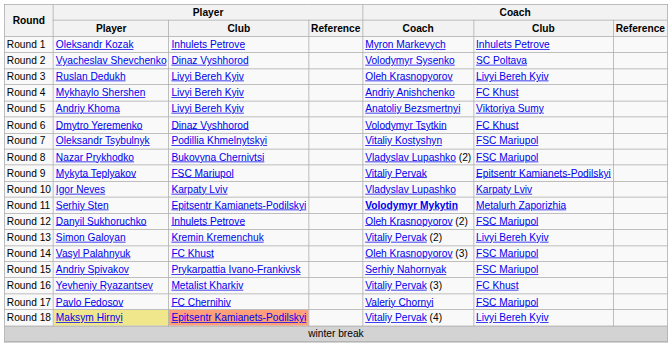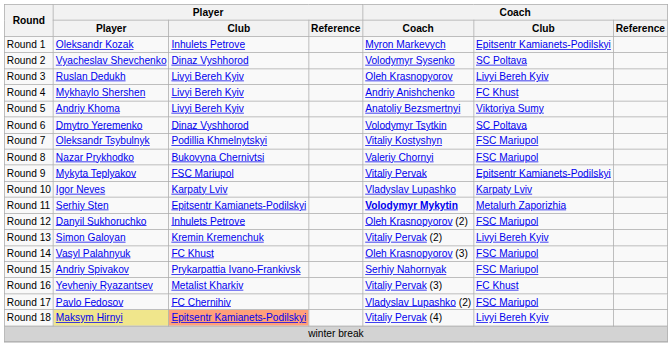(513, 44) Inhulets Petrove -> (543, 44) Epitsentr Kamianets-Podilskyi
(497, 125) FC Khust -> (502, 125) SC Poltava
(418, 157) Vladyslav Lupashko (2) -> (399, 157) Valeriy Chornyi
(399, 301) Valeriy Chornyi -> (418, 301) Vladyslav Lupashko (2)
